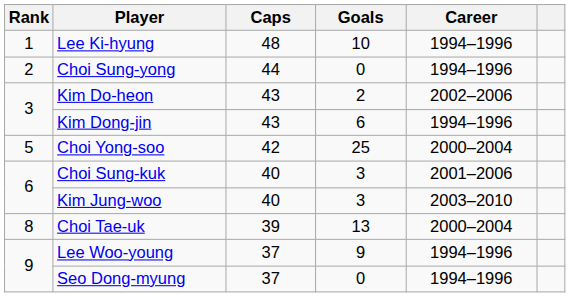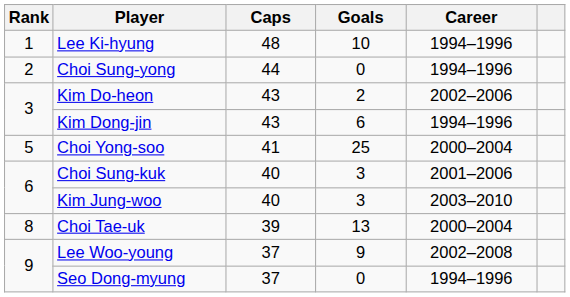(271, 148) 42 -> (271, 148) 41
(471, 252) 1994–1996 -> (471, 252) 2002–2008
